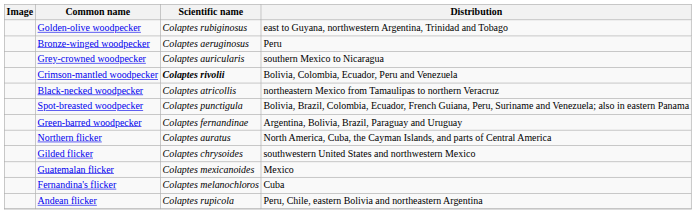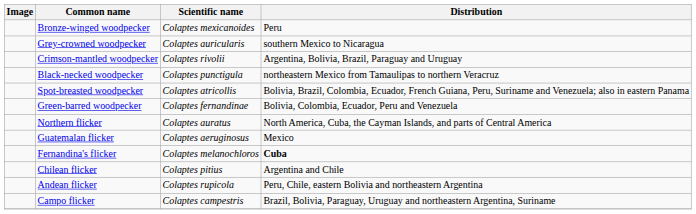- row: (89, 28)
(206, 43) Colaptes aeruginosus -> (208, 28) Colaptes mexicanoides
(194, 75) bold -> (194, 59) normal
(360, 75) Bolivia, Colombia, Ecuador, Peru and Venezuela -> (363, 59) Argentina, Bolivia, Brazil, Paraguay and Uruguay
(199, 91) Colaptes atricollis -> (203, 75) Colaptes punctigula
(203, 106) Colaptes punctigula -> (199, 91) Colaptes atricollis
(363, 122) Argentina, Bolivia, Brazil, Paraguay and Uruguay -> (360, 106) Bolivia, Colombia, Ecuador, Peru and Venezuela
- row: (65, 153)
(208, 169) Colaptes mexicanoides -> (206, 138) Colaptes aeruginosus
(274, 185) normal -> (275, 153) bold
+ row: (67, 169)
+ row: (66, 201)
